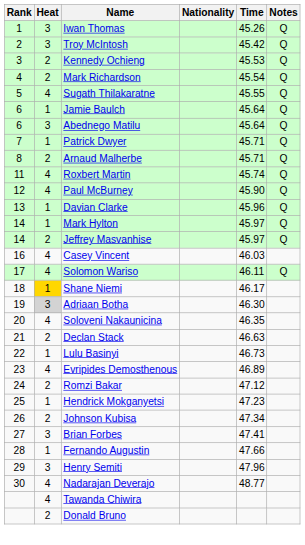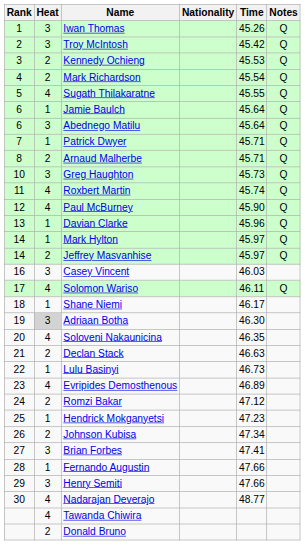+ row: (98, 175)
(48, 256) 4 -> (48, 272) 3
(48, 288) gold background -> (48, 304) no background
(252, 467) 47.96 -> (252, 483) 47.66
